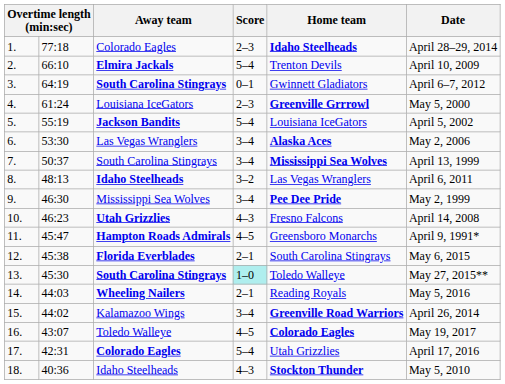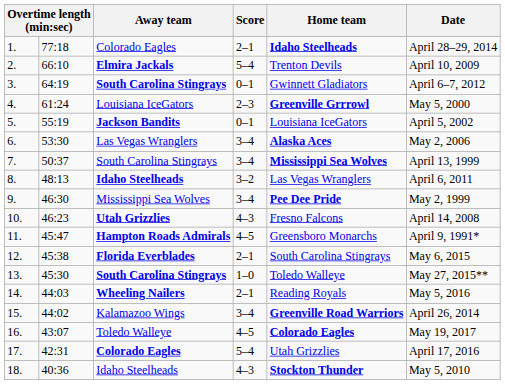(245, 46) 2–3 -> (245, 46) 2–1
(245, 122) 5–4 -> (245, 122) 0–1
(245, 274) paleturquoise background -> (245, 274) no background
